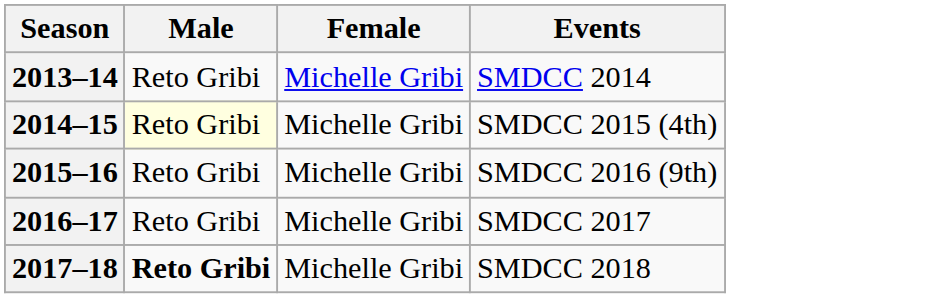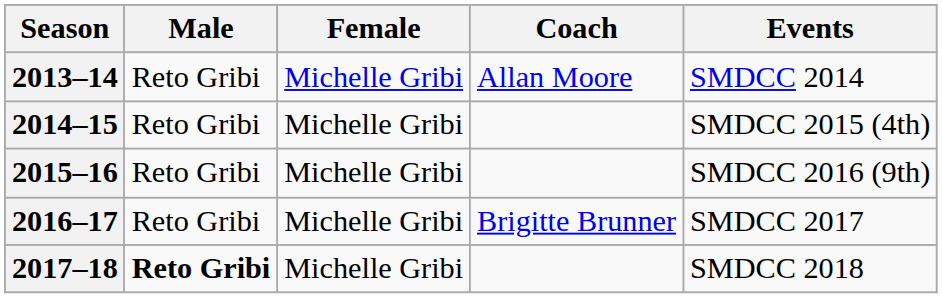+ column: (577, 28)
(196, 124) lightyellow background -> (196, 124) no background
